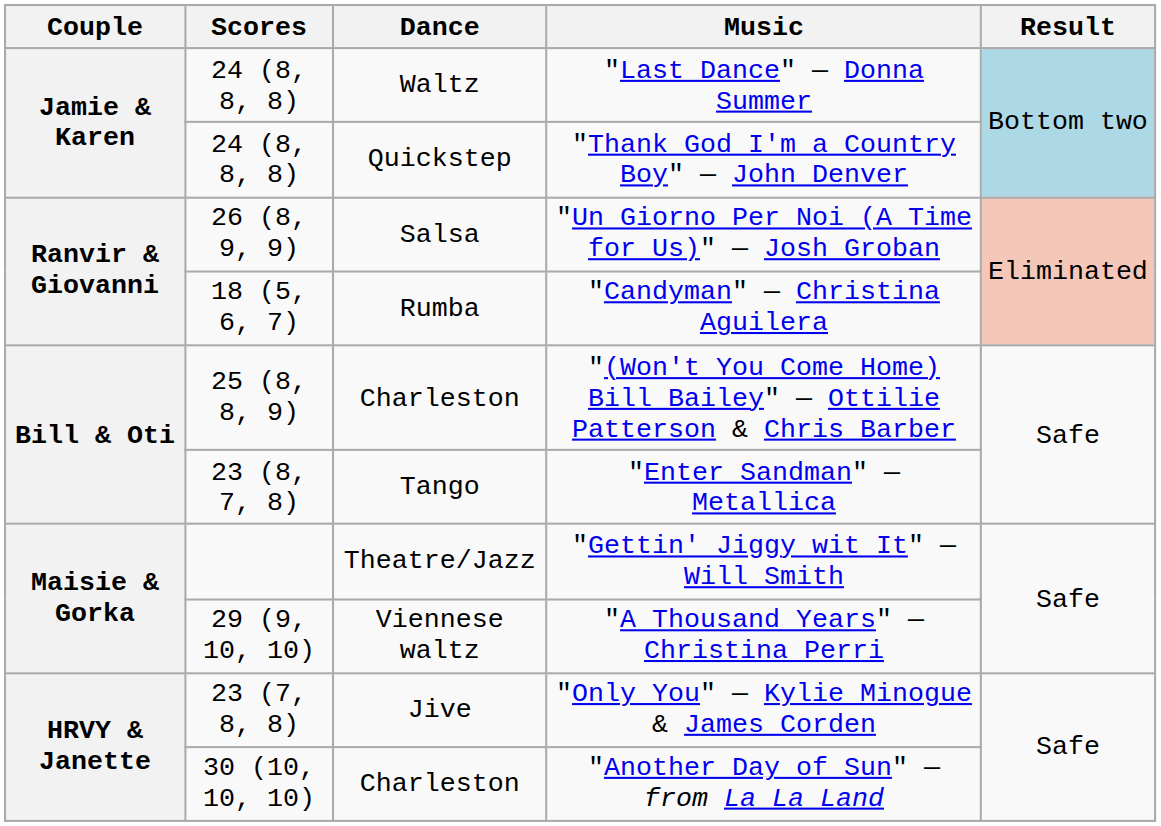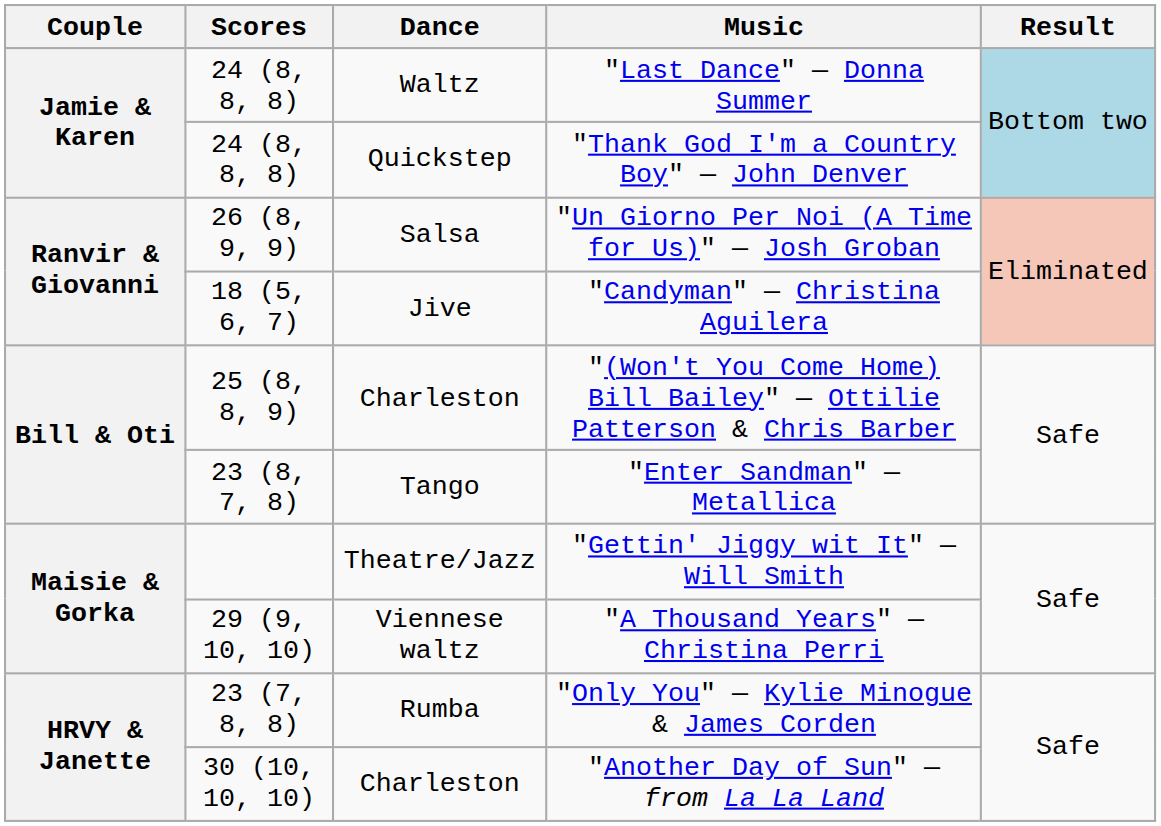(440, 308) Rumba -> (440, 308) Jive
(440, 710) Jive -> (440, 710) Rumba
